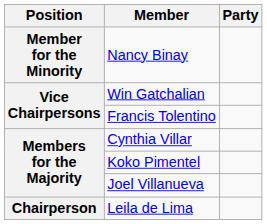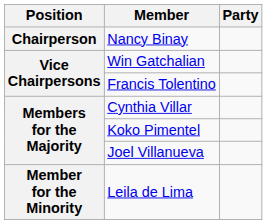(54, 54) Member for the Minority -> (54, 38) Chairperson
(54, 208) Chairperson -> (54, 191) Member for the Minority
